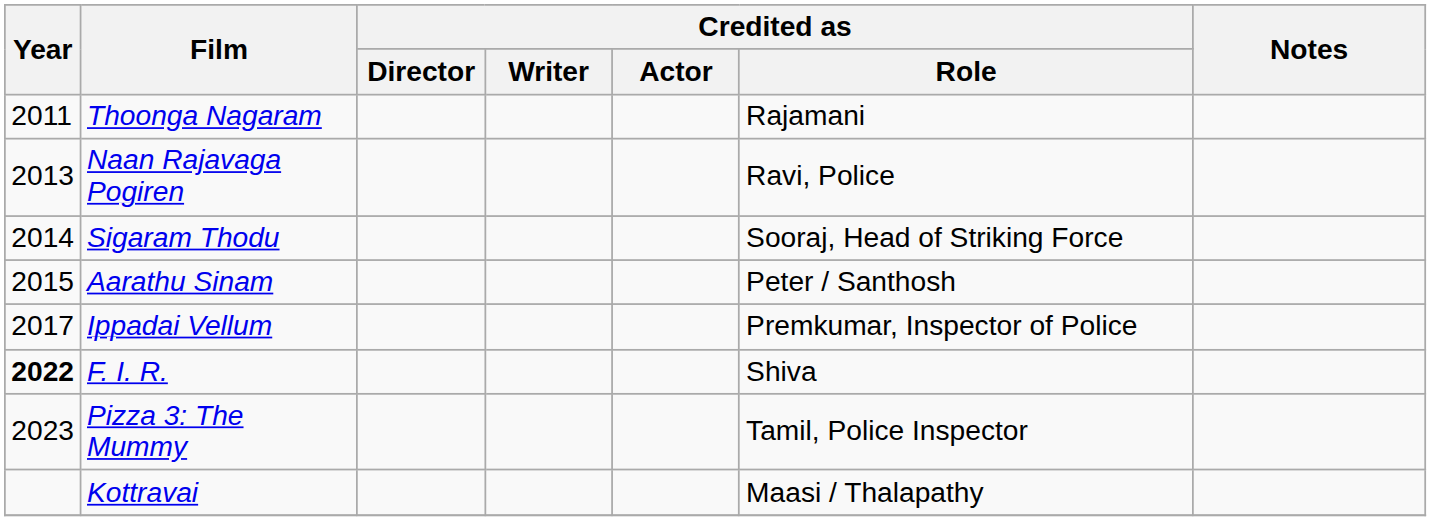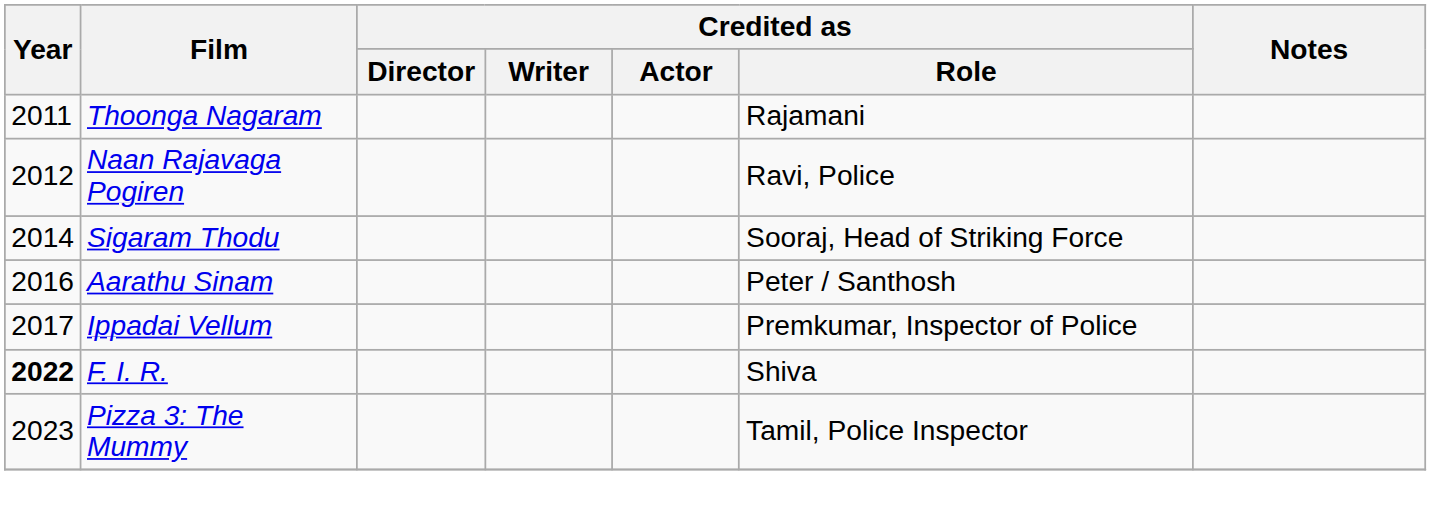(43, 176) 2013 -> (43, 176) 2012
(43, 281) 2015 -> (43, 281) 2016
- row: (143, 492)
